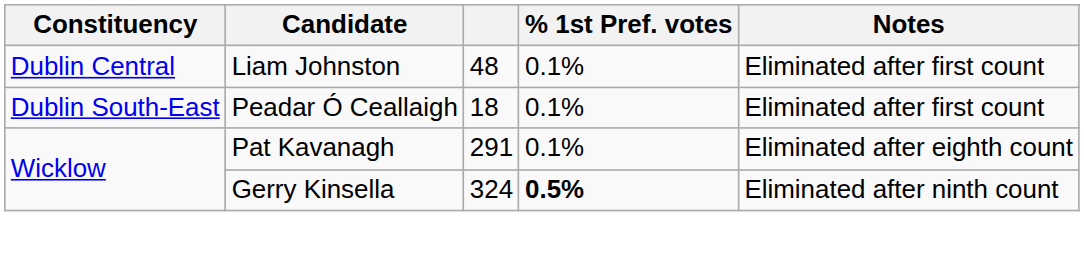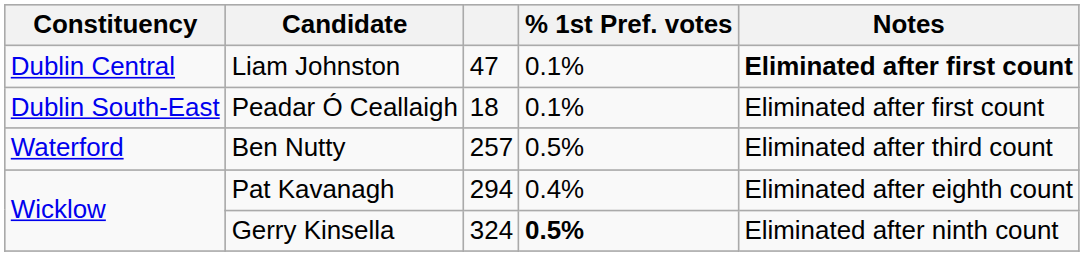(484, 66) 48 -> (484, 66) 47
(894, 66) normal -> (909, 66) bold
+ row: (289, 148)
(491, 148) 291 -> (491, 189) 294
(555, 148) 0.1% -> (555, 189) 0.4%
